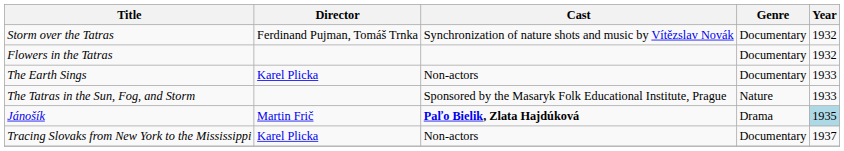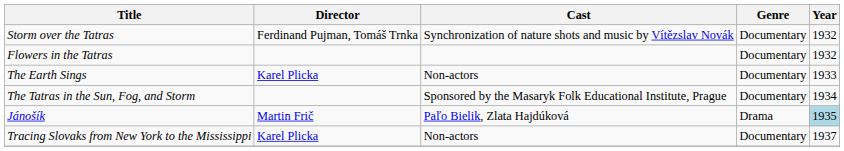(756, 96) Nature -> (773, 96) Documentary
(824, 96) 1933 -> (824, 96) 1934
(501, 116) bold -> (496, 116) normal
